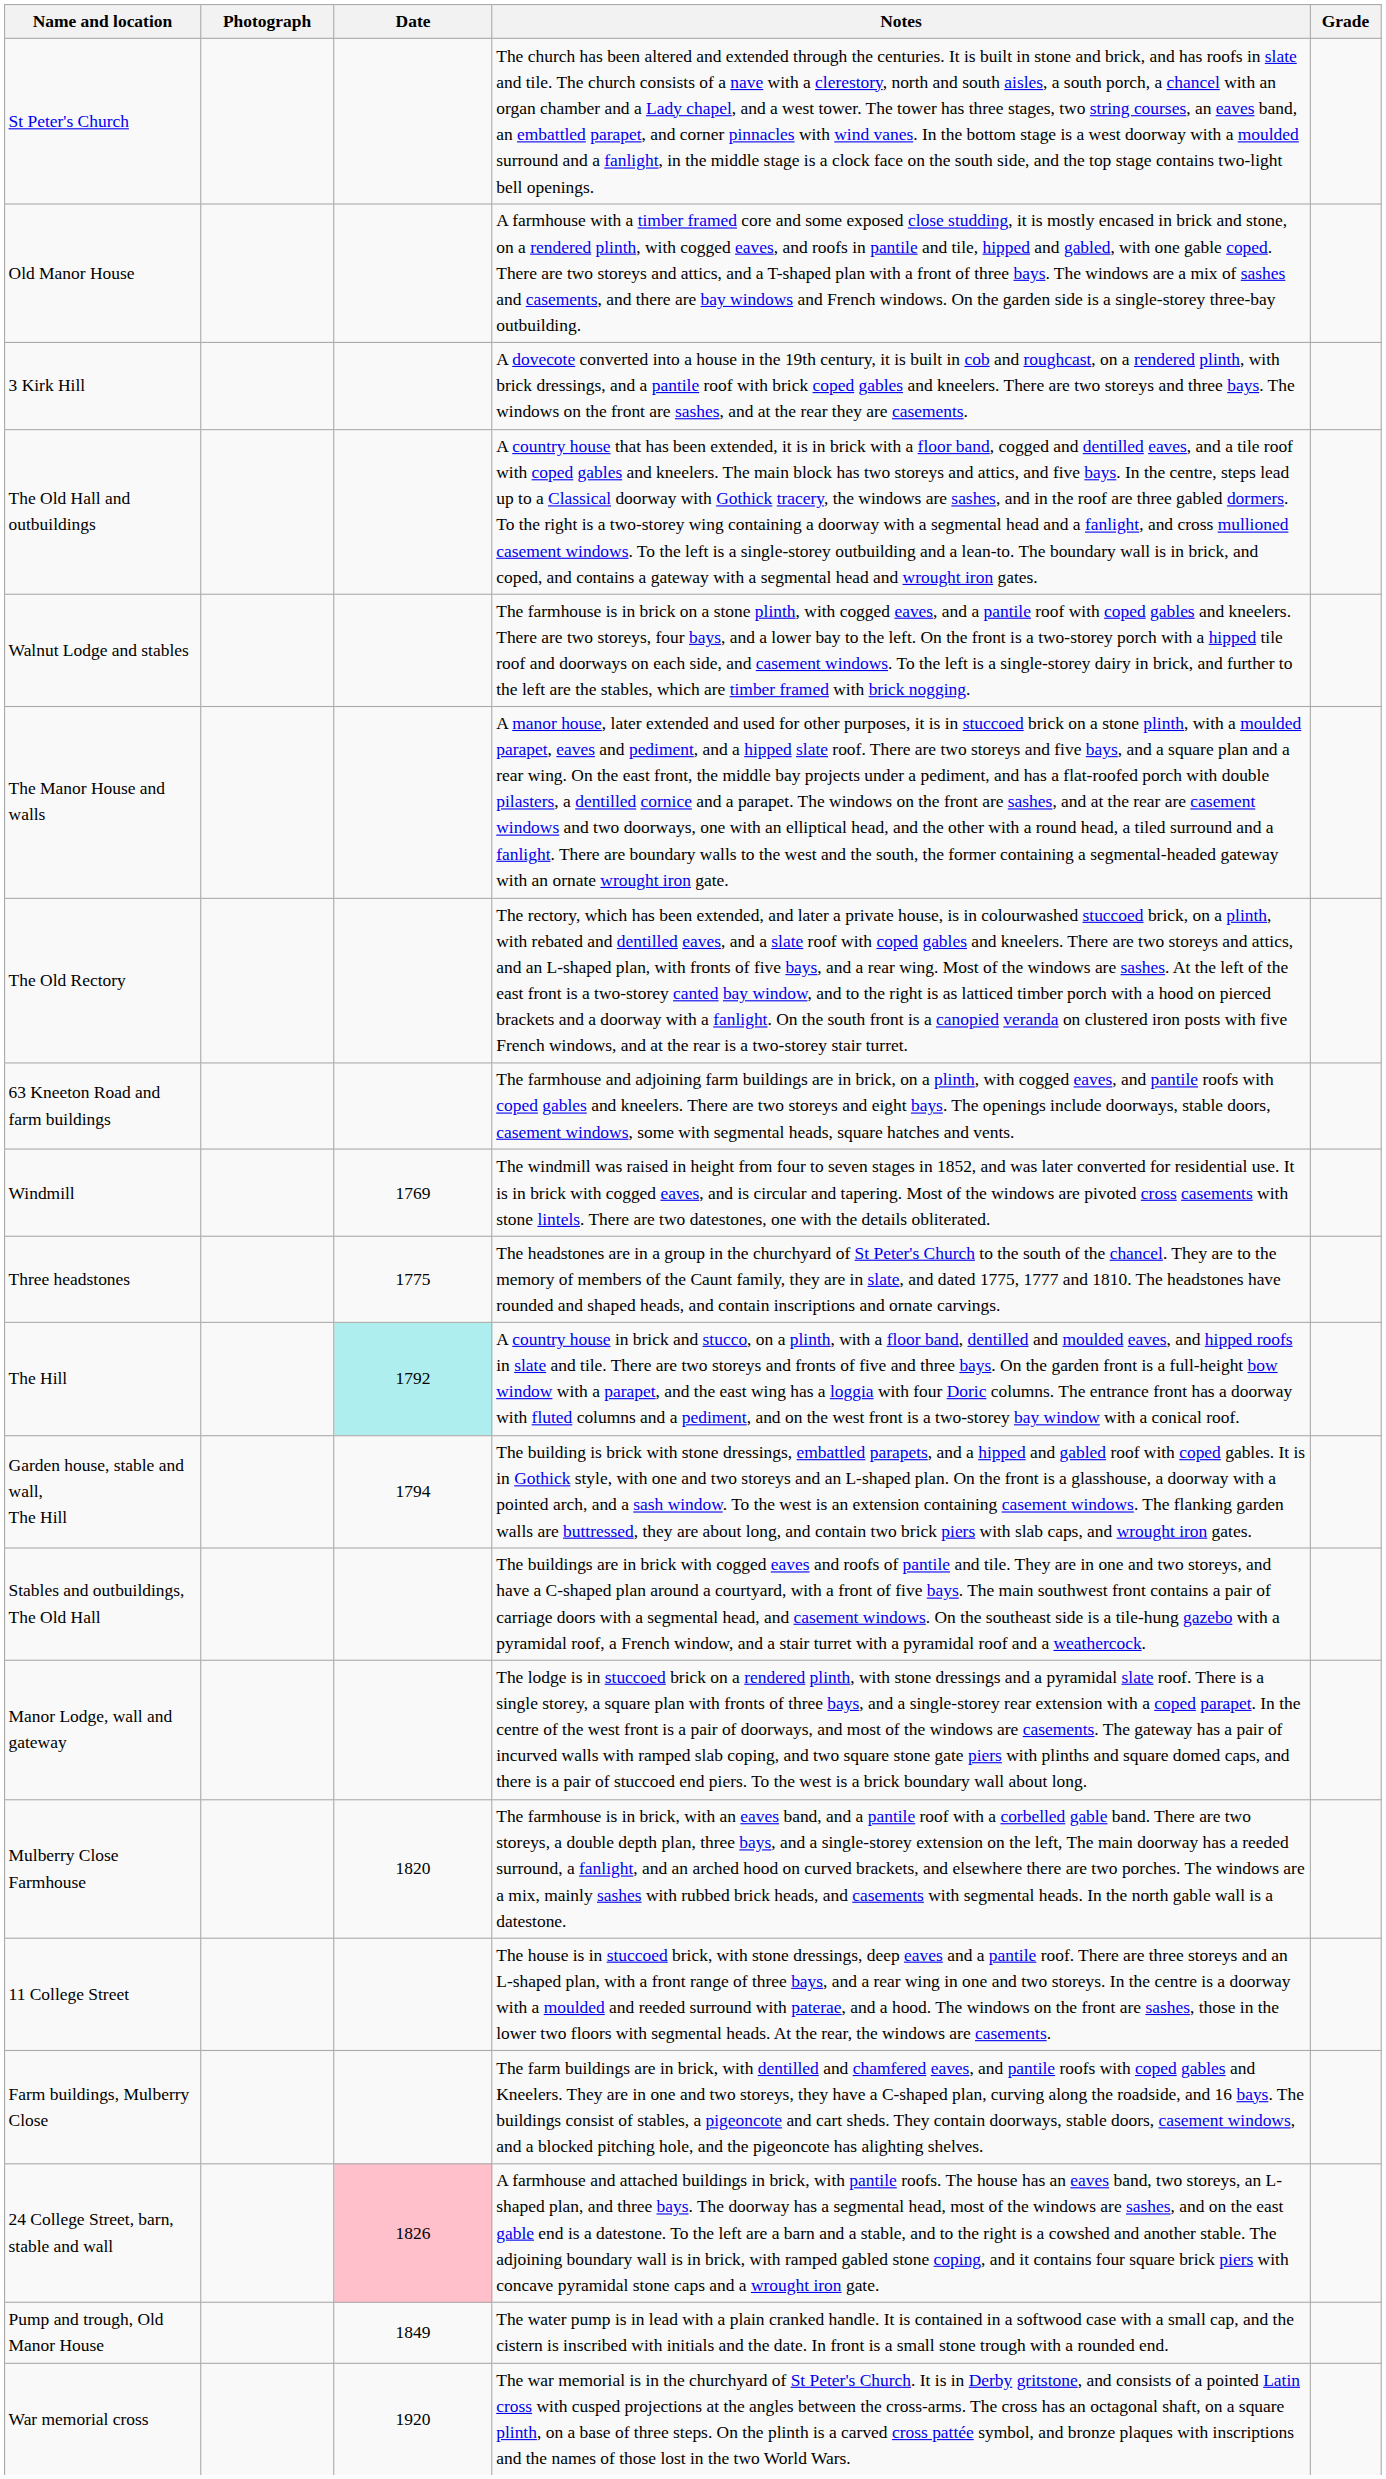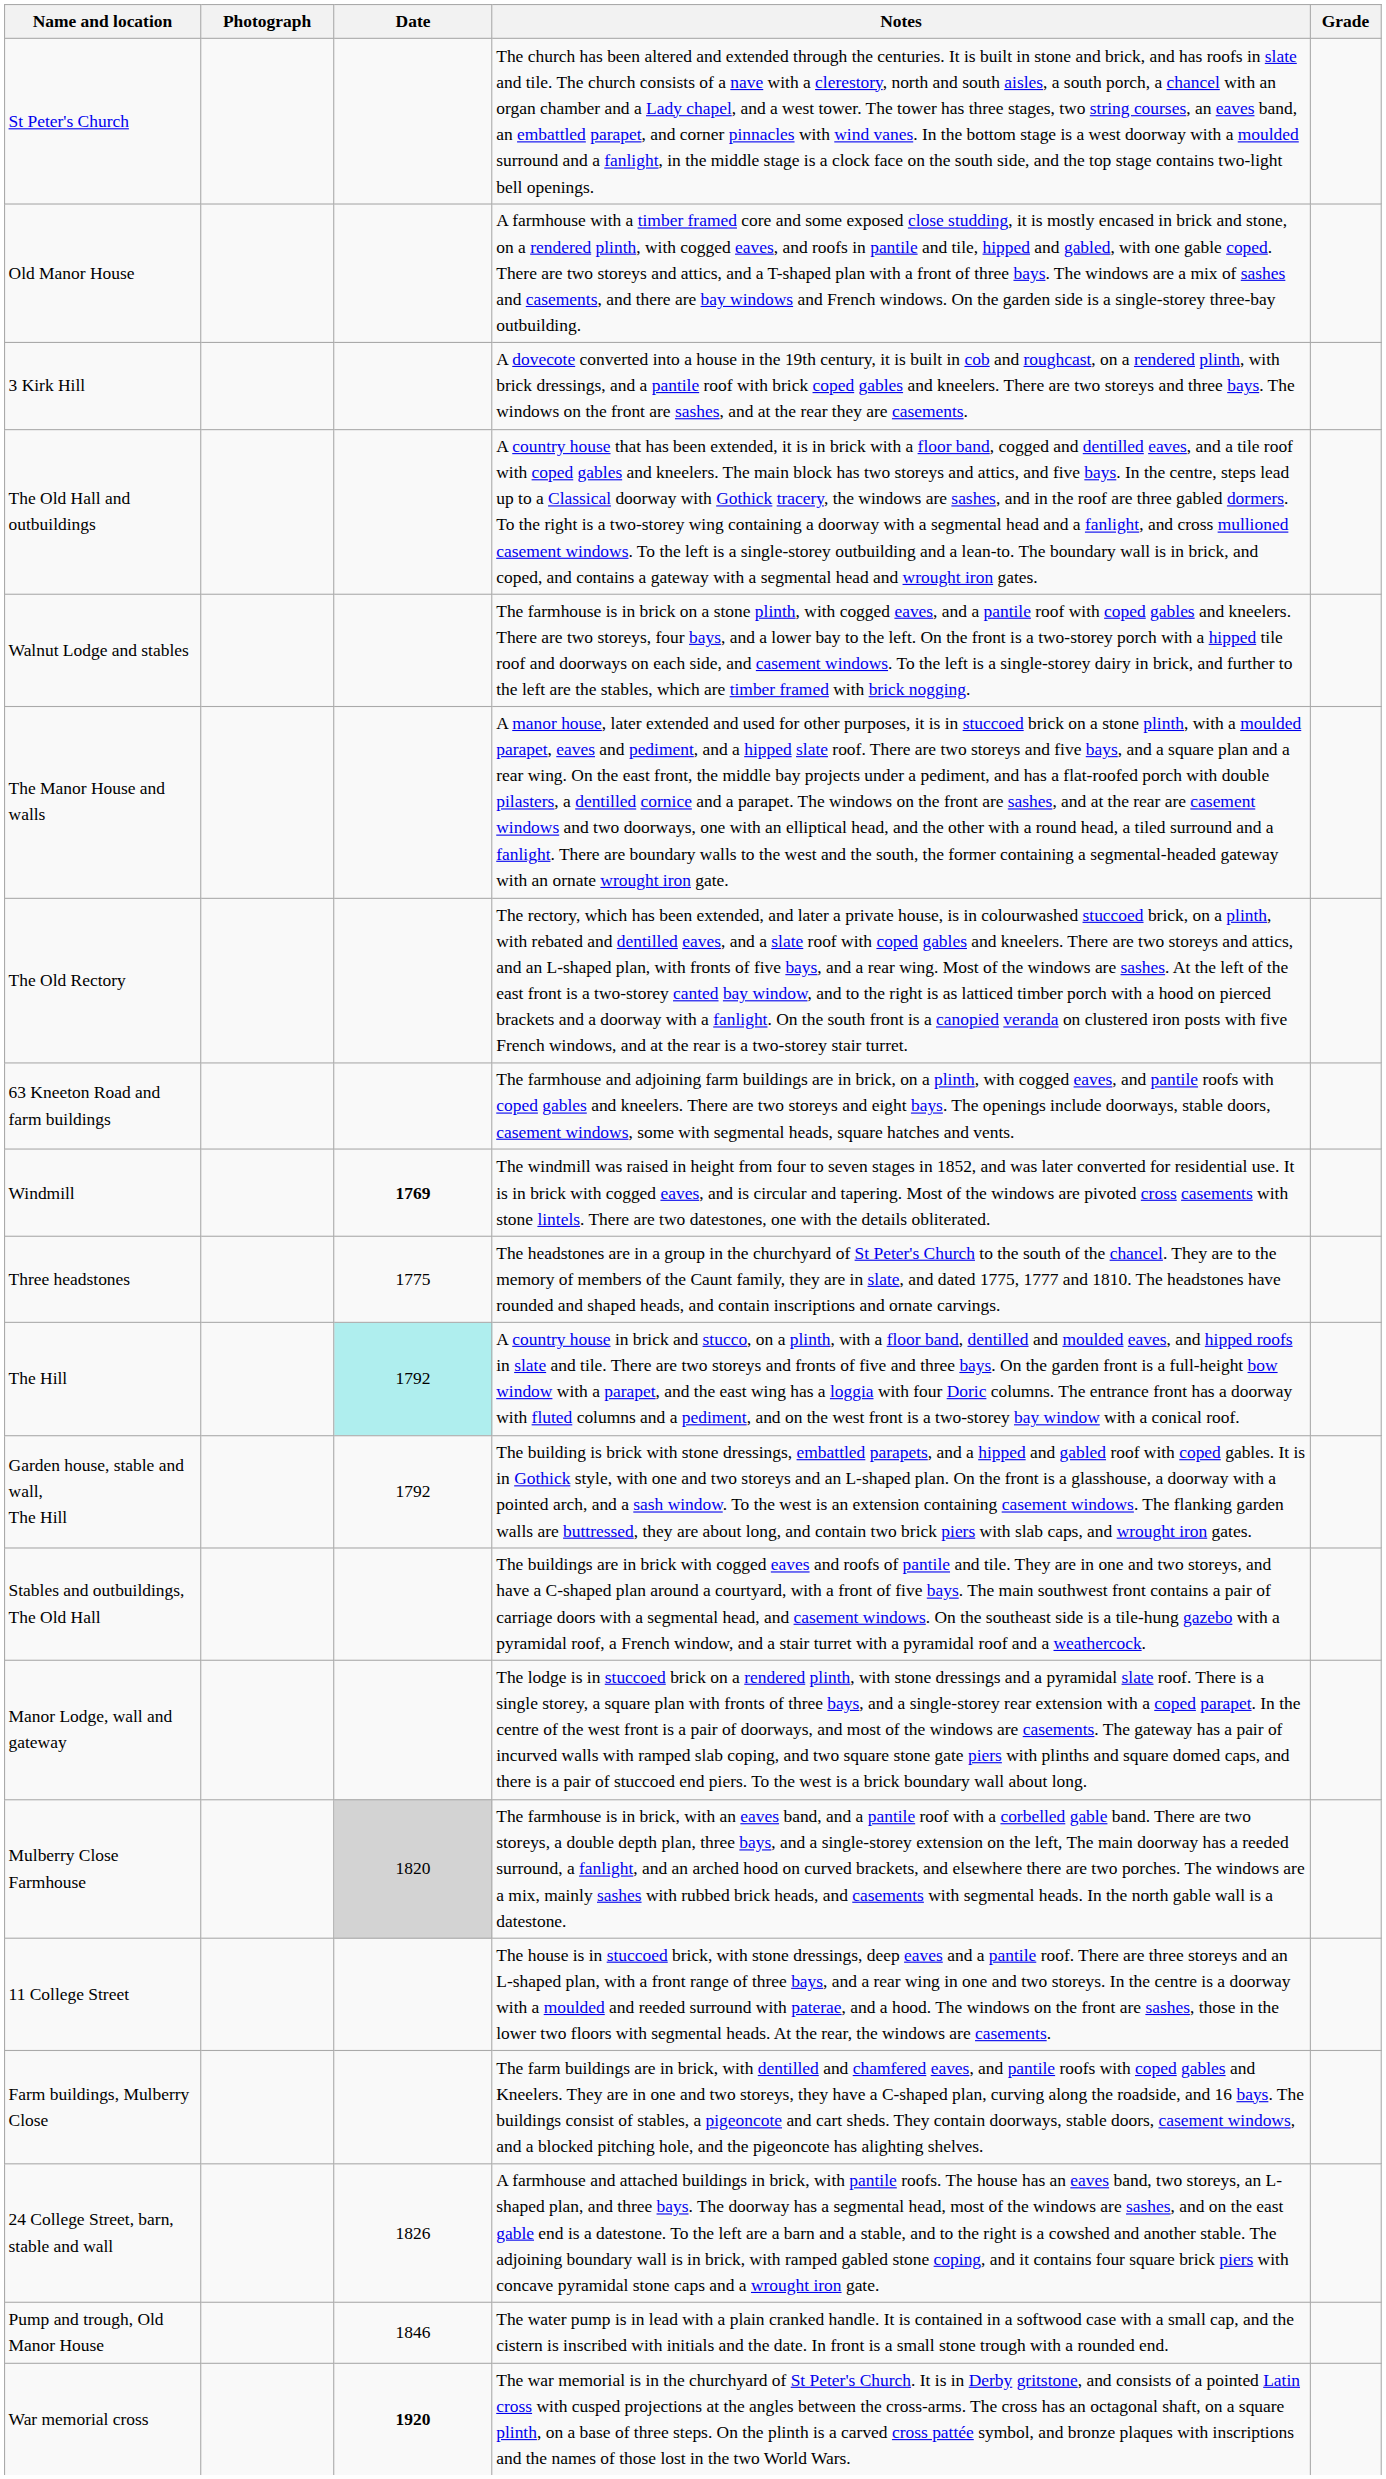(413, 1192) normal -> (413, 1192) bold
(413, 1491) 1794 -> (413, 1491) 1792
(413, 1868) no background -> (413, 1868) lightgrey background
(413, 2232) pink background -> (413, 2232) no background
(413, 2332) 1849 -> (413, 2332) 1846
(413, 2419) normal -> (413, 2419) bold
